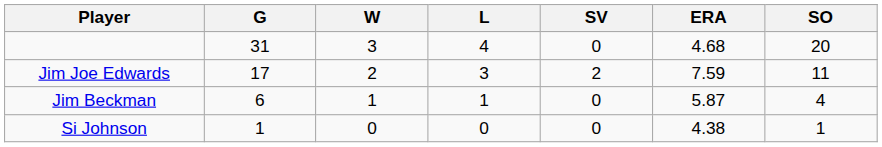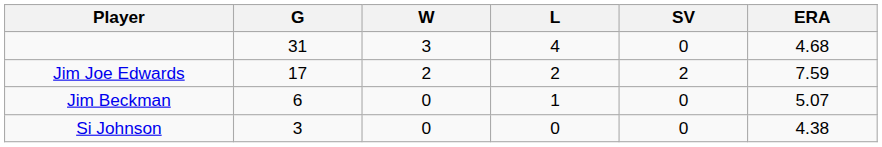- column: (821, 18)
(484, 73) 3 -> (555, 73) 2
(372, 100) 1 -> (426, 100) 0
(708, 100) 5.87 -> (812, 100) 5.07
(260, 127) 1 -> (298, 127) 3
